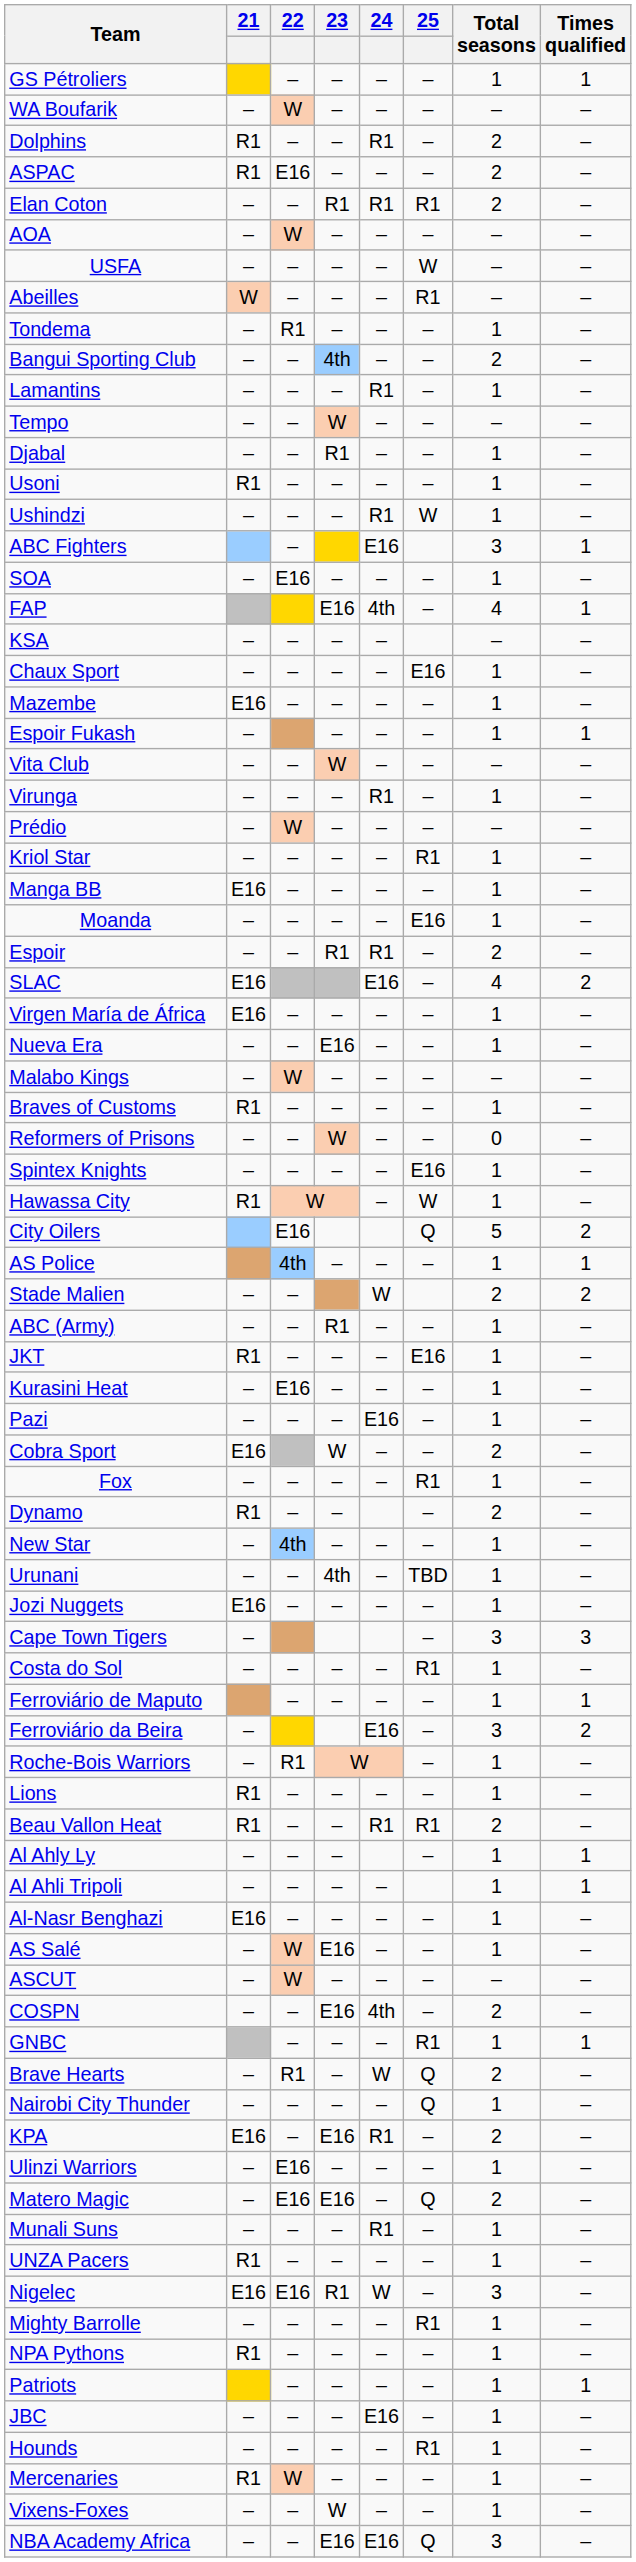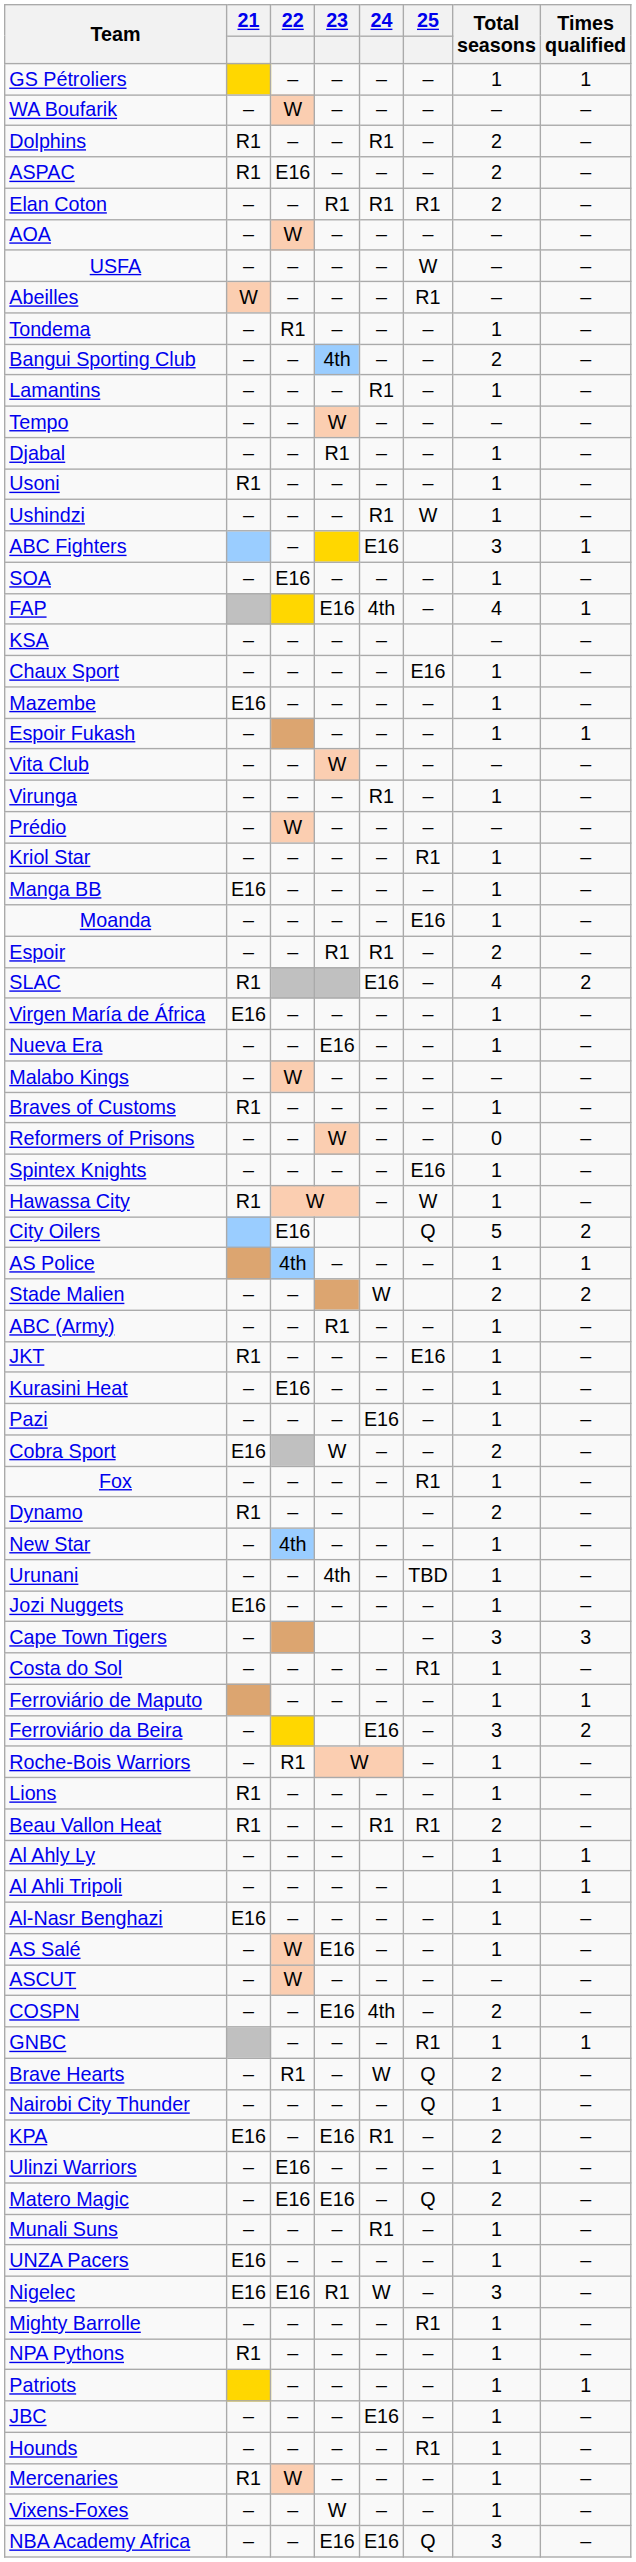(248, 983) E16 -> (248, 983) R1
(248, 2261) R1 -> (248, 2261) E16
